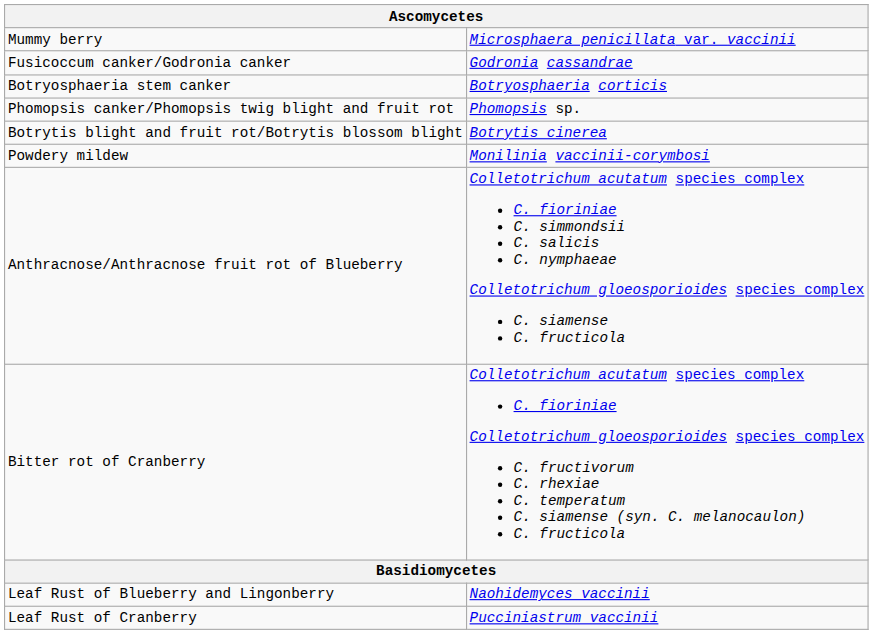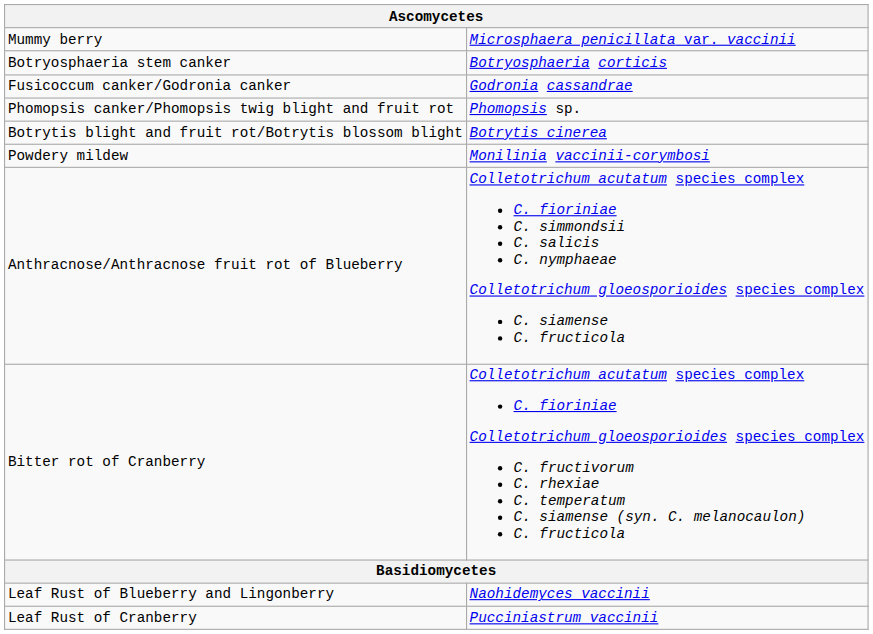rows swapped: (120, 86) <-> (150, 63)
